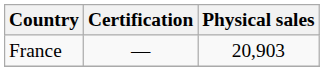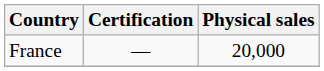(258, 50) 20,903 -> (258, 50) 20,000
